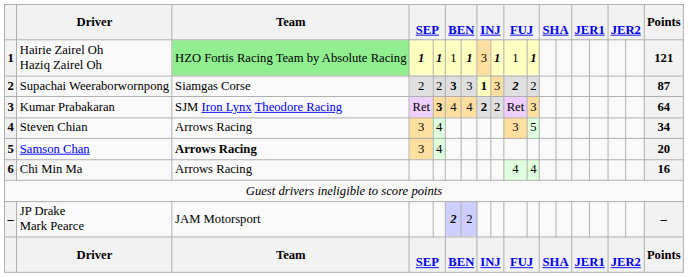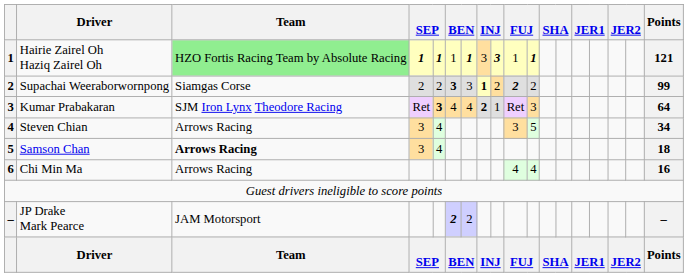(497, 57) 1 -> (497, 57) 3
(497, 86) 3 -> (497, 86) 2
(664, 86) 87 -> (664, 86) 99
(497, 106) 2 -> (497, 106) 1
(664, 148) 20 -> (664, 148) 18
